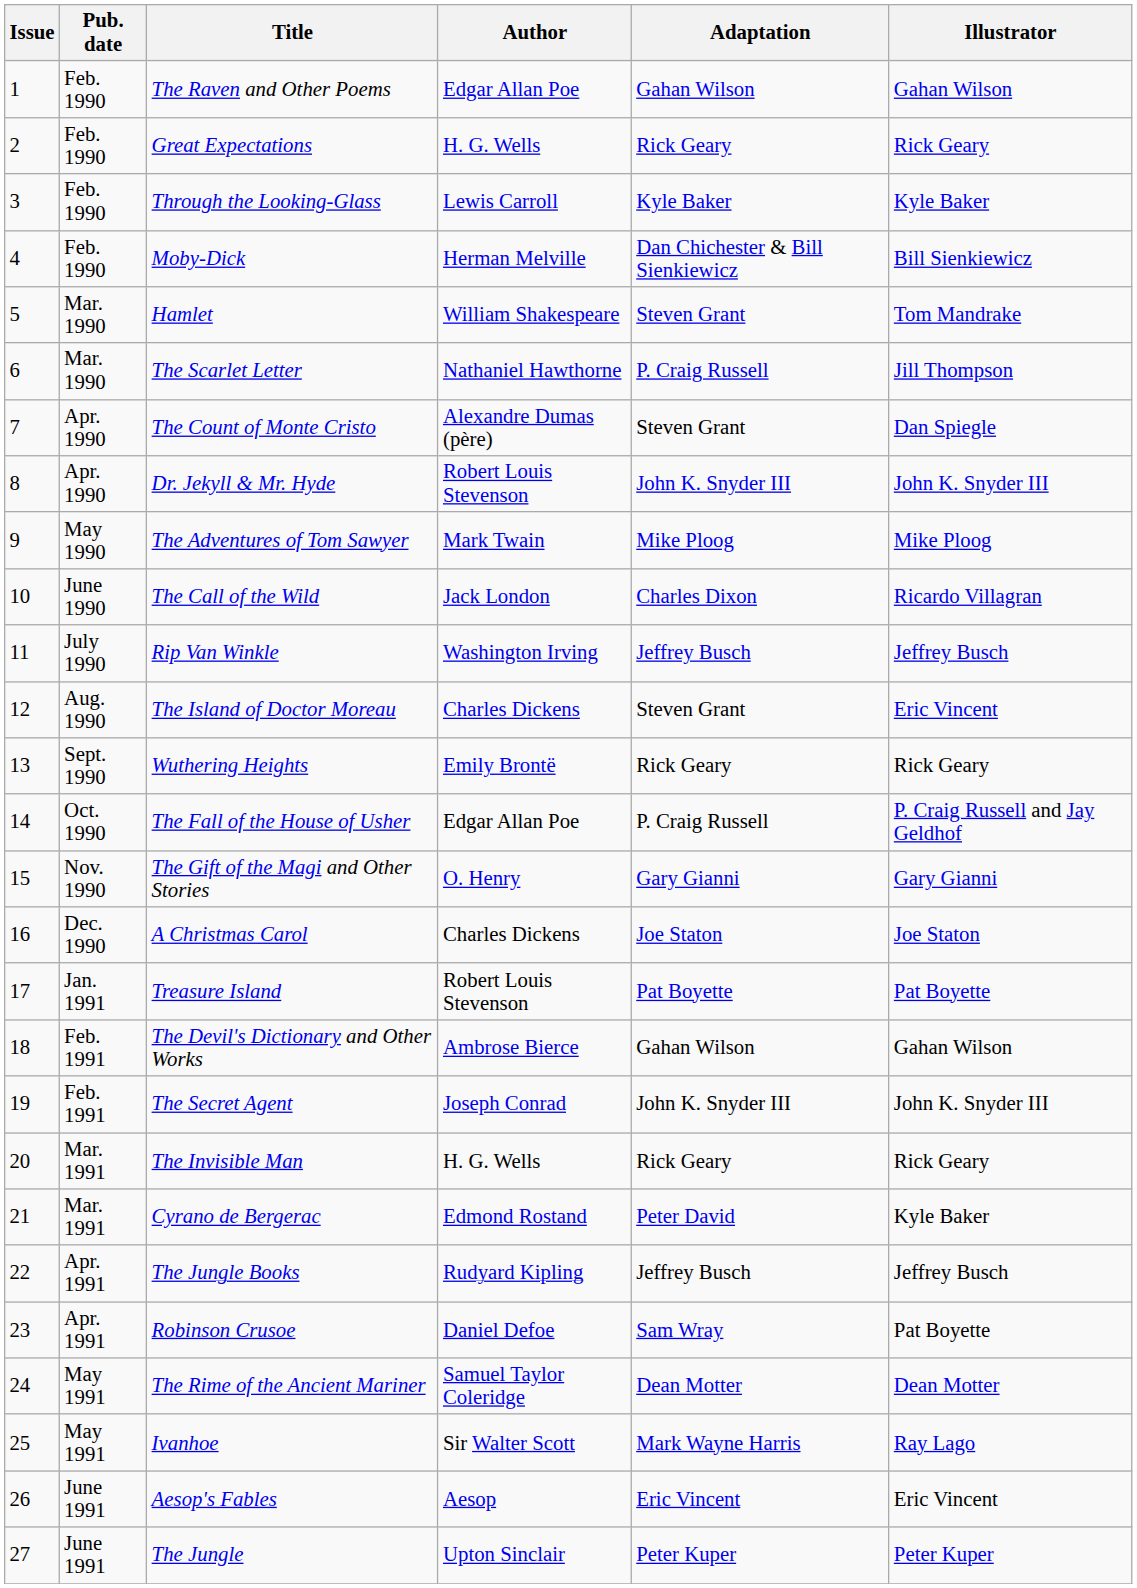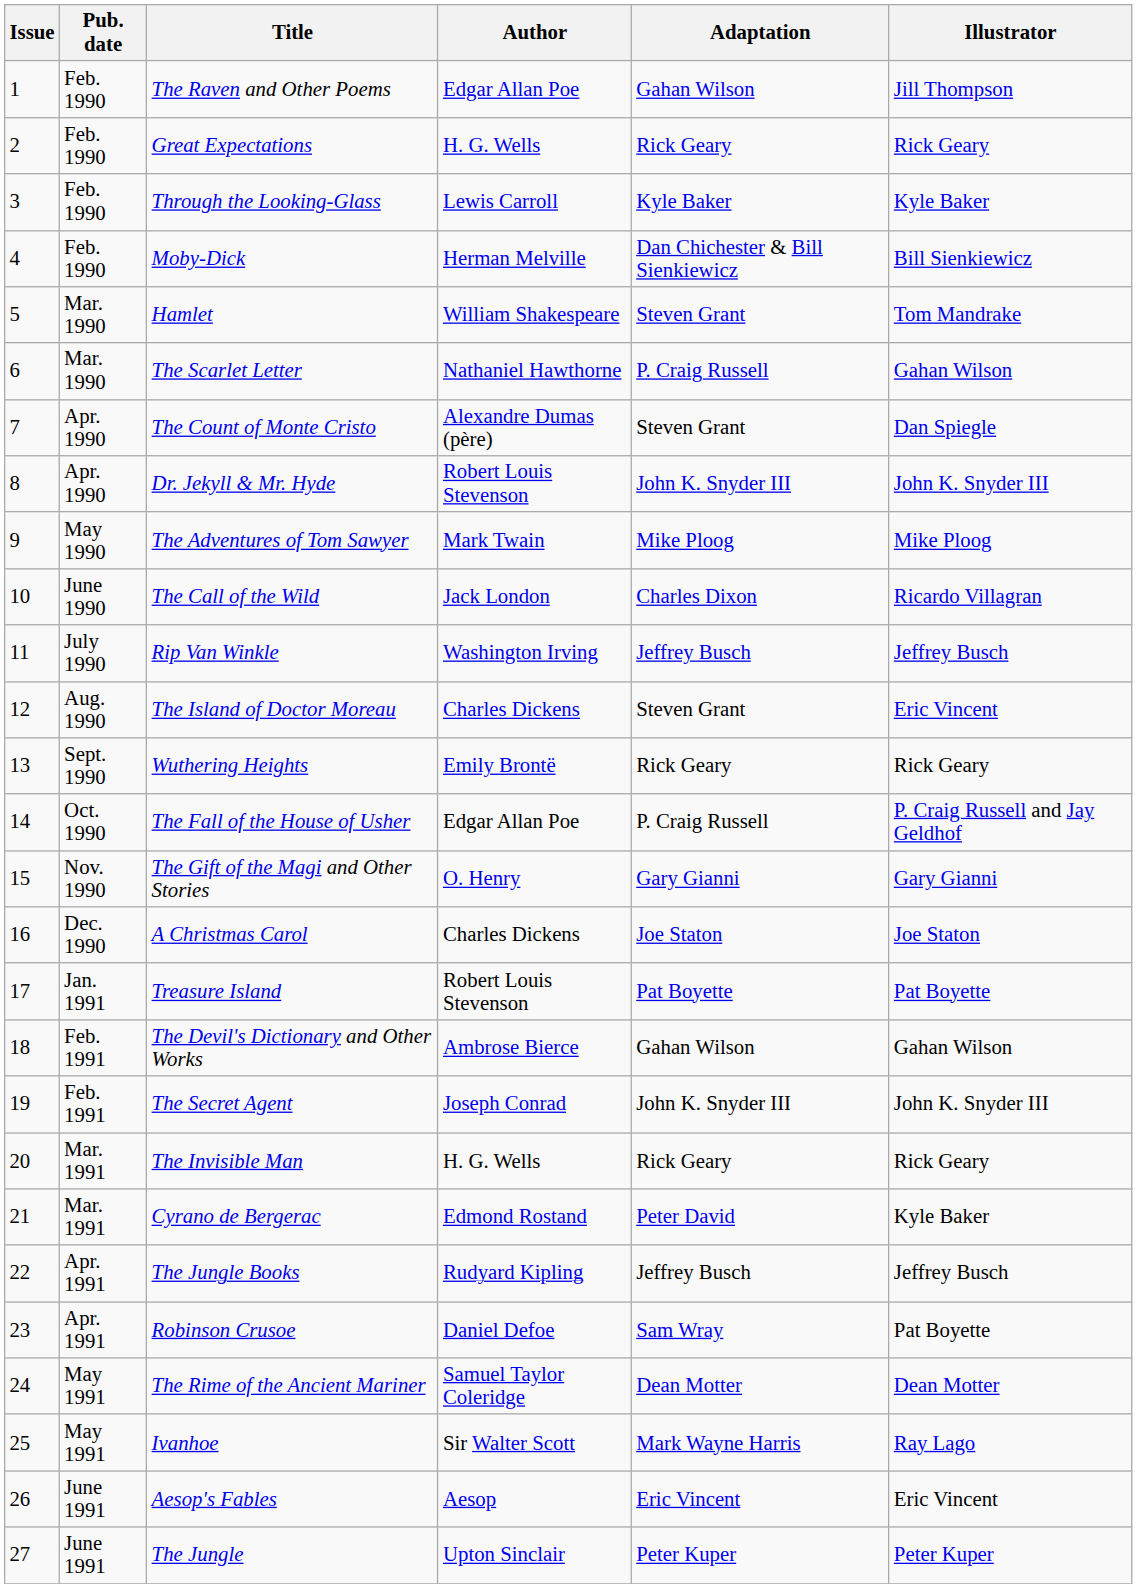(953, 89) Gahan Wilson -> (953, 89) Jill Thompson
(953, 371) Jill Thompson -> (953, 371) Gahan Wilson
